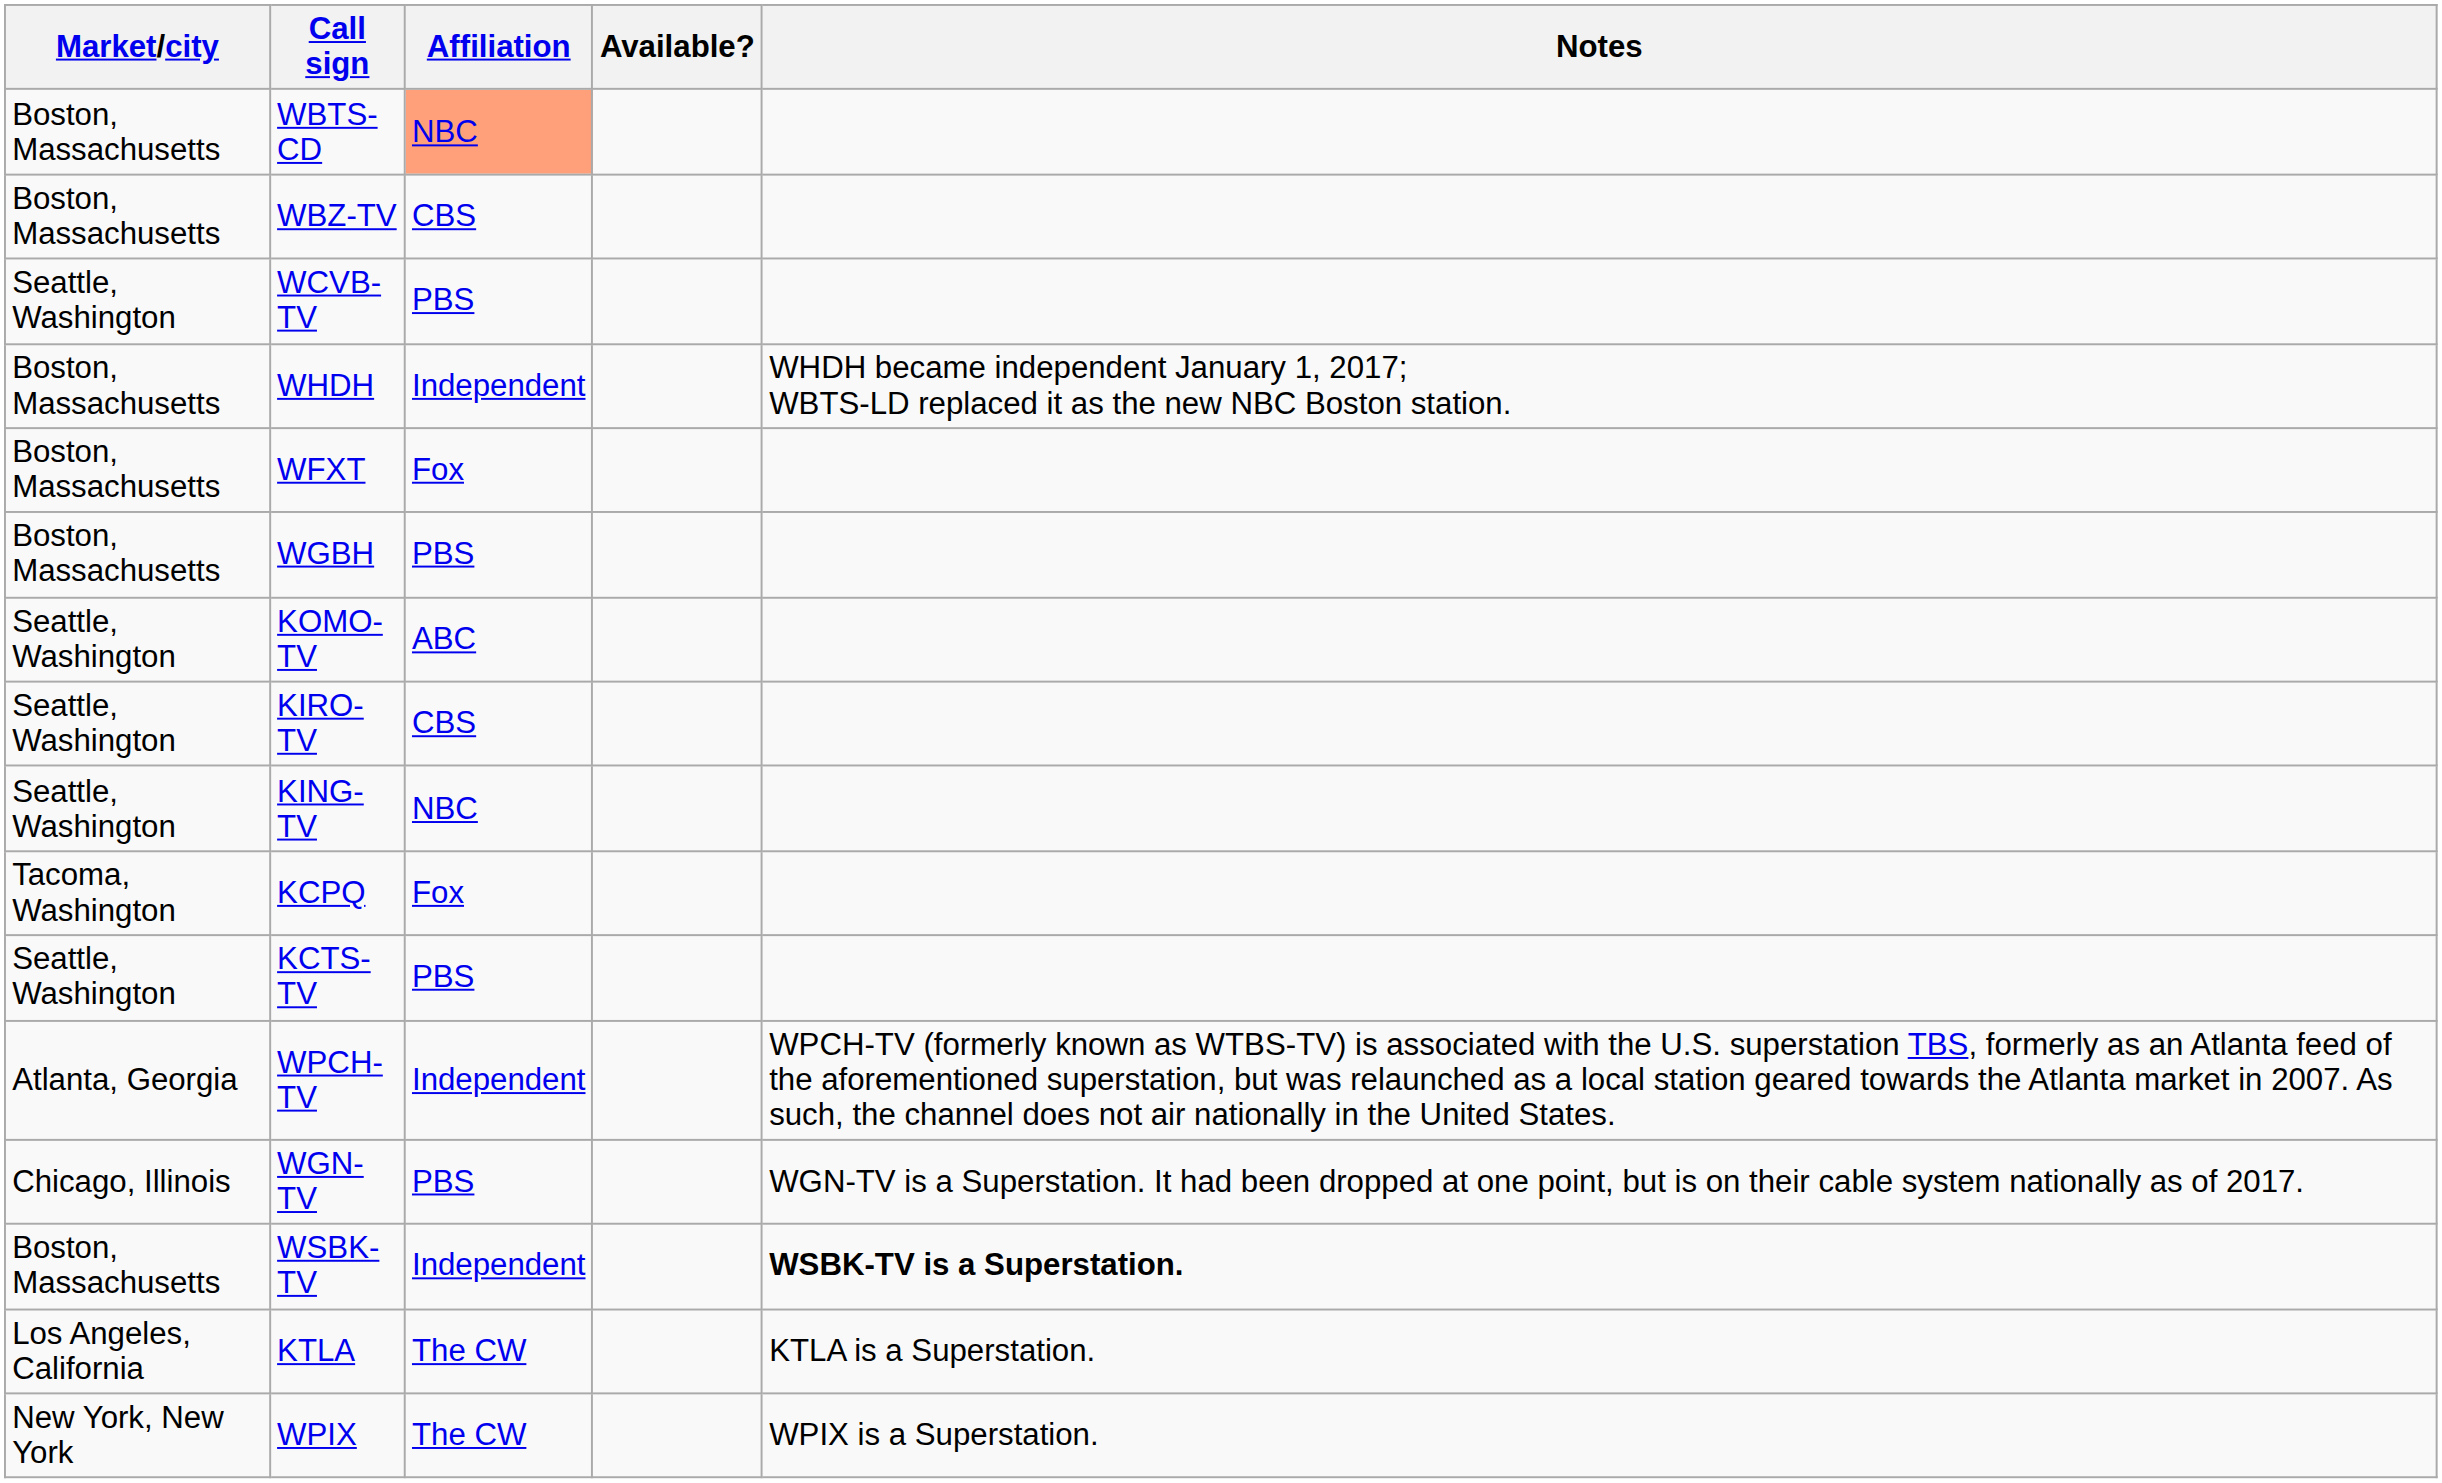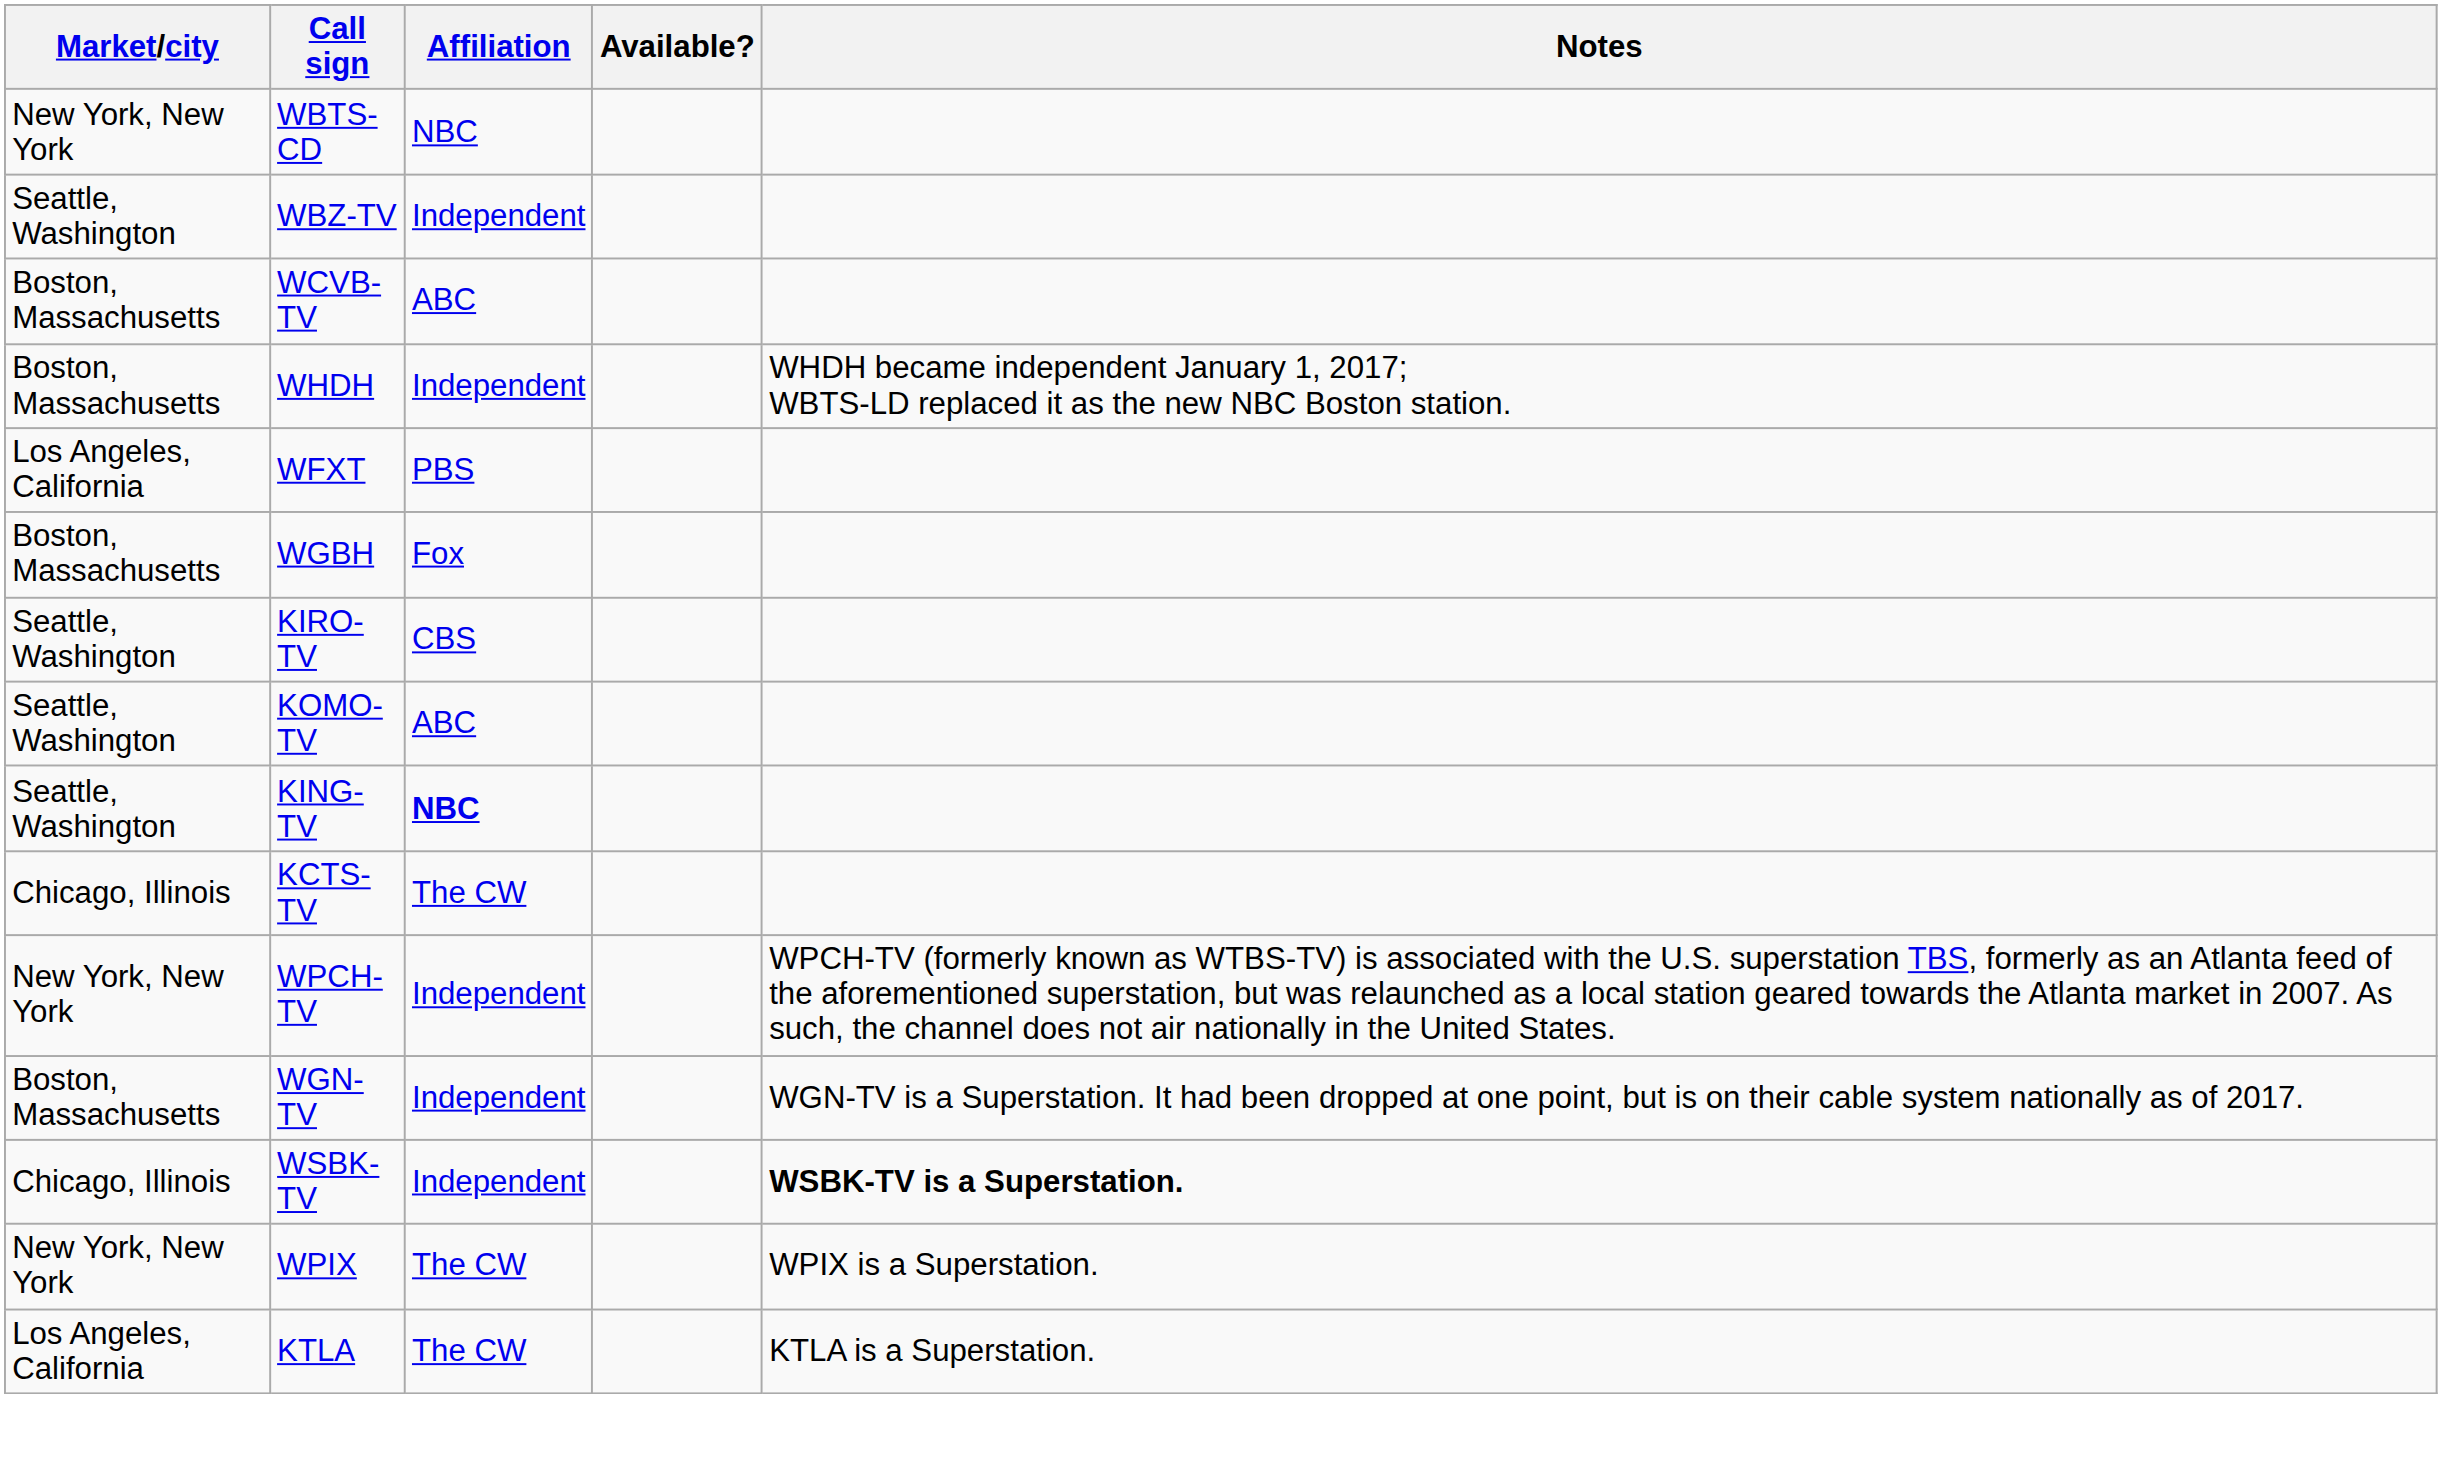(116, 131) Boston, Massachusetts -> (118, 131) New York, New York
(445, 131) lightsalmon background -> (445, 131) no background
(116, 215) Boston, Massachusetts -> (94, 215) Seattle, Washington
(444, 215) CBS -> (499, 215) Independent
(94, 300) Seattle, Washington -> (116, 300) Boston, Massachusetts
(443, 300) PBS -> (444, 300) ABC
(116, 469) Boston, Massachusetts -> (102, 469) Los Angeles, California
(438, 469) Fox -> (443, 469) PBS
(443, 554) PBS -> (438, 554) Fox
rows swapped: (320, 723) <-> (330, 638)
(445, 808) normal -> (446, 808) bold
- row: (321, 892)
(94, 977) Seattle, Washington -> (121, 892) Chicago, Illinois
(443, 977) PBS -> (469, 892) The CW
(125, 1079) Atlanta, Georgia -> (118, 994) New York, New York
(121, 1181) Chicago, Illinois -> (116, 1096) Boston, Massachusetts
(443, 1181) PBS -> (499, 1096) Independent
(116, 1266) Boston, Massachusetts -> (121, 1181) Chicago, Illinois
rows swapped: (317, 1435) <-> (316, 1350)
